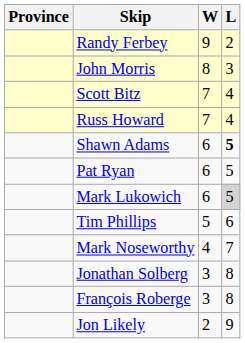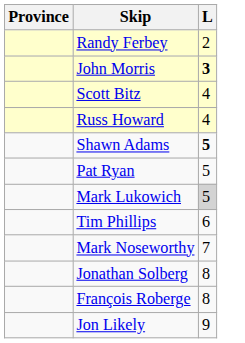- column: (210, 17)
(230, 68) normal -> (206, 68) bold
